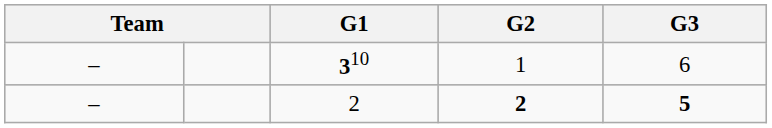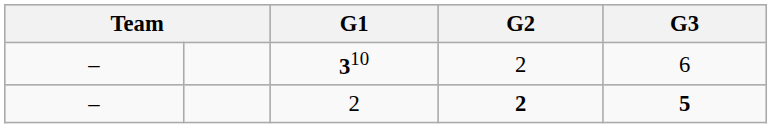(521, 63) 1 -> (521, 63) 2
